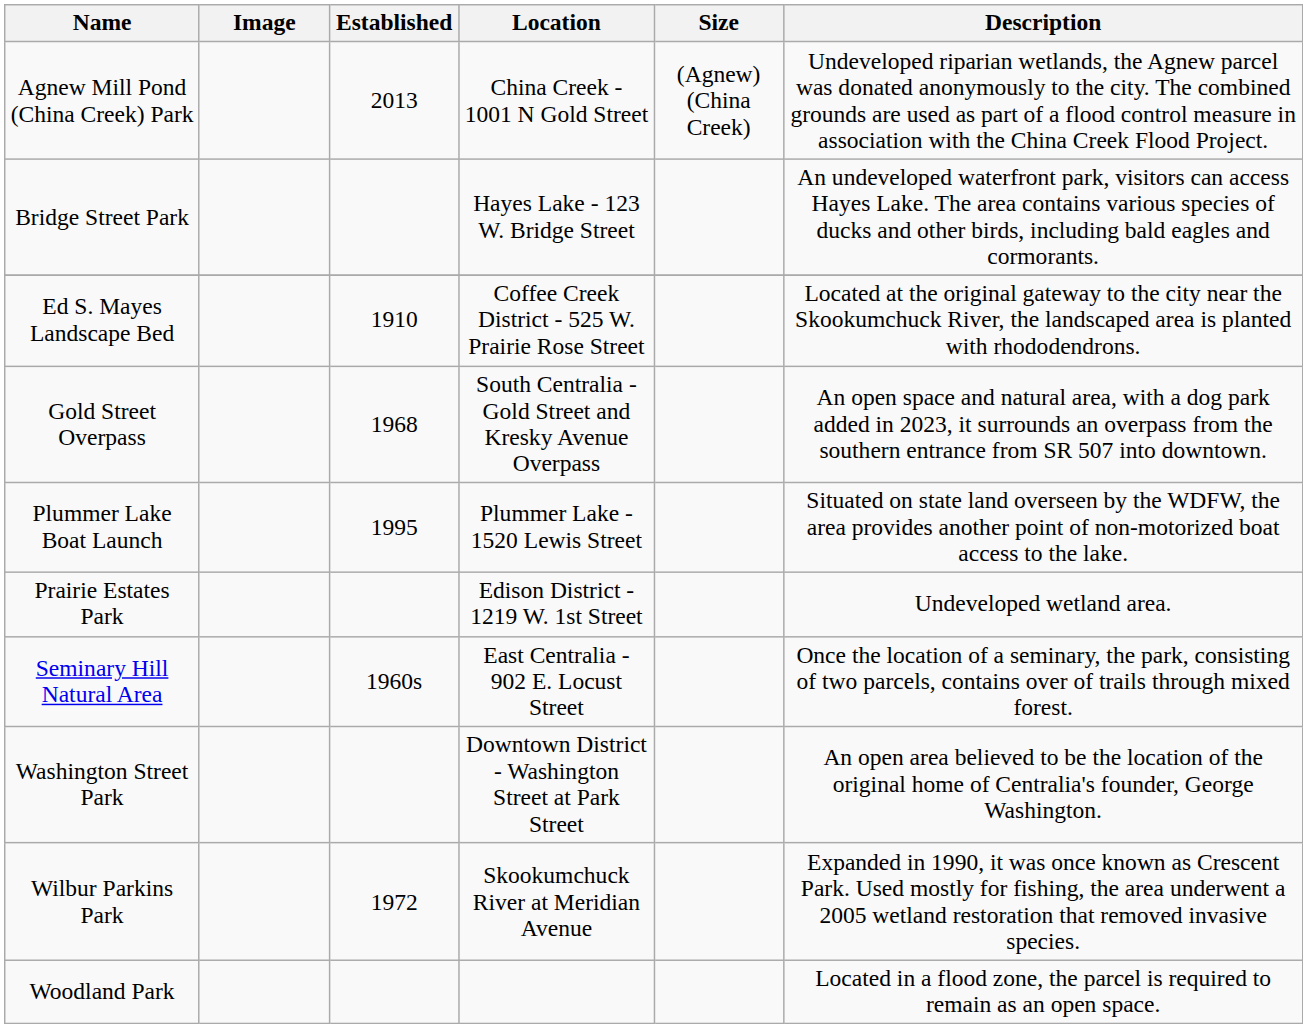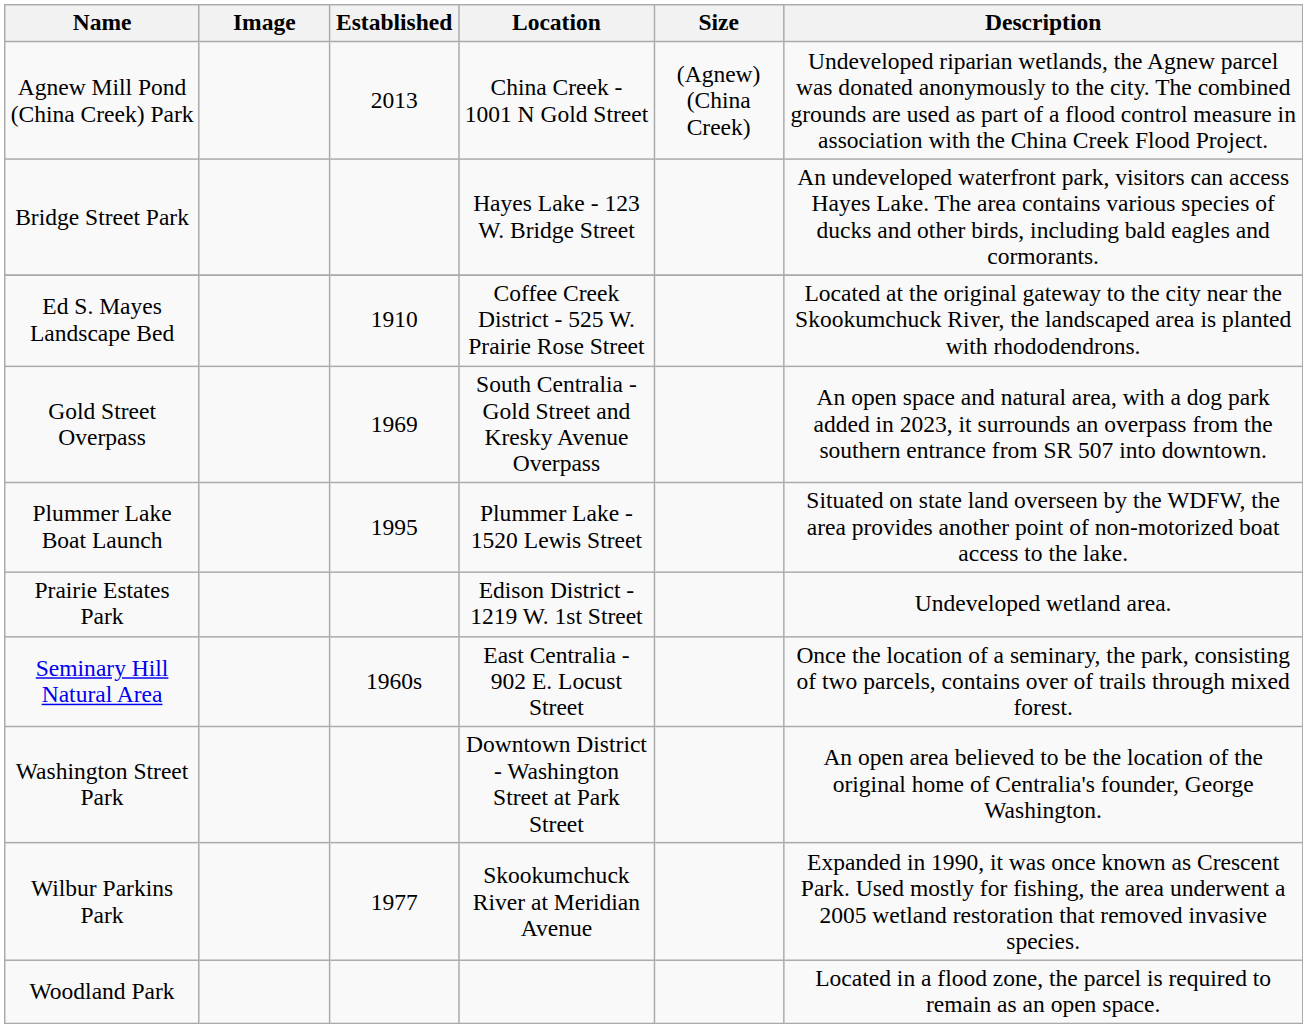(394, 423) 1968 -> (394, 423) 1969
(394, 901) 1972 -> (394, 901) 1977
